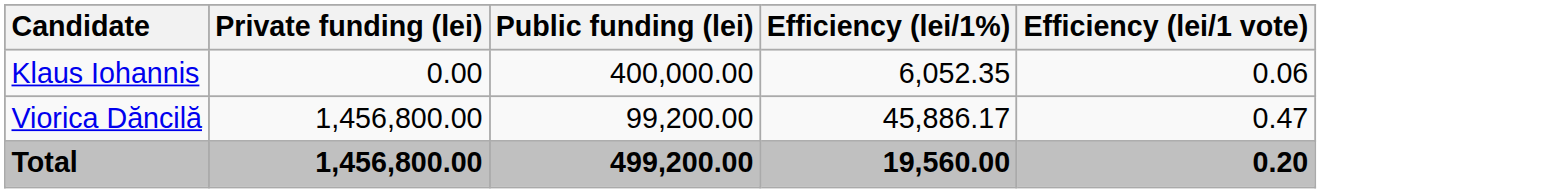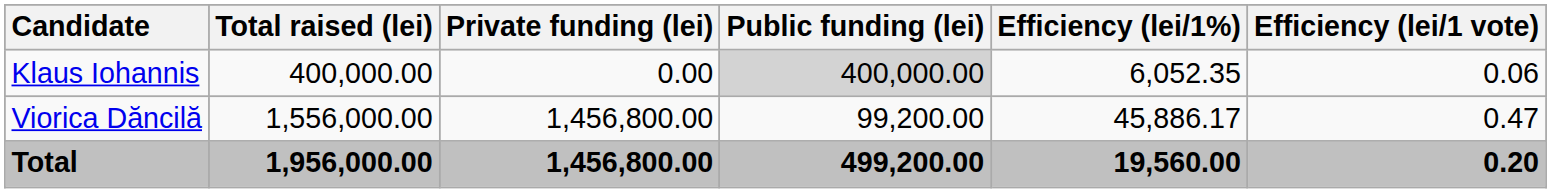+ column: (324, 27)
(682, 72) no background -> (912, 72) lightgrey background
